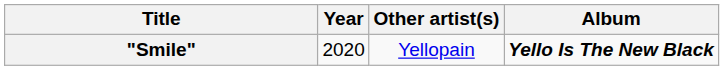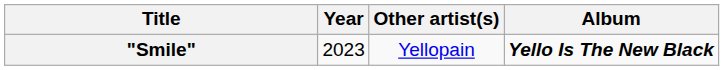(344, 49) 2020 -> (344, 49) 2023
